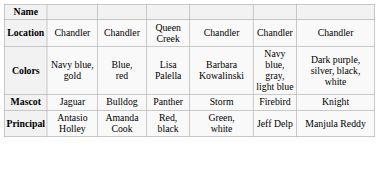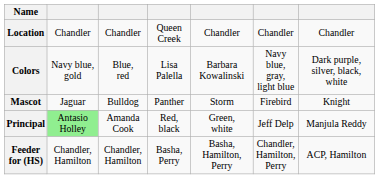(72, 123) no background -> (73, 123) lightgreen background
+ row: (26, 155)
